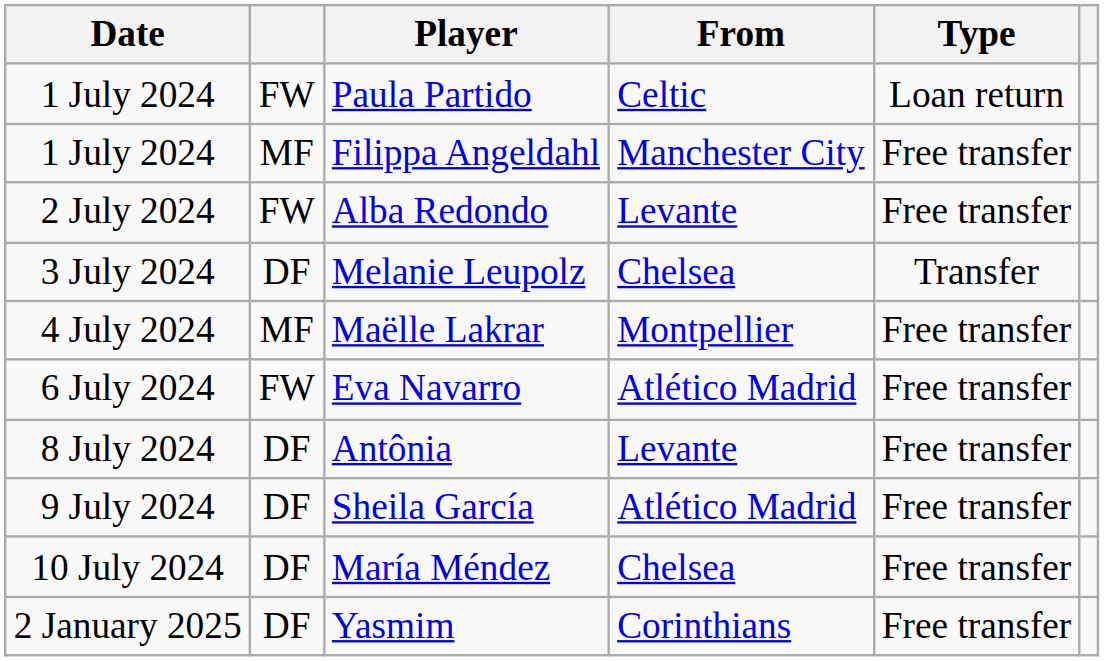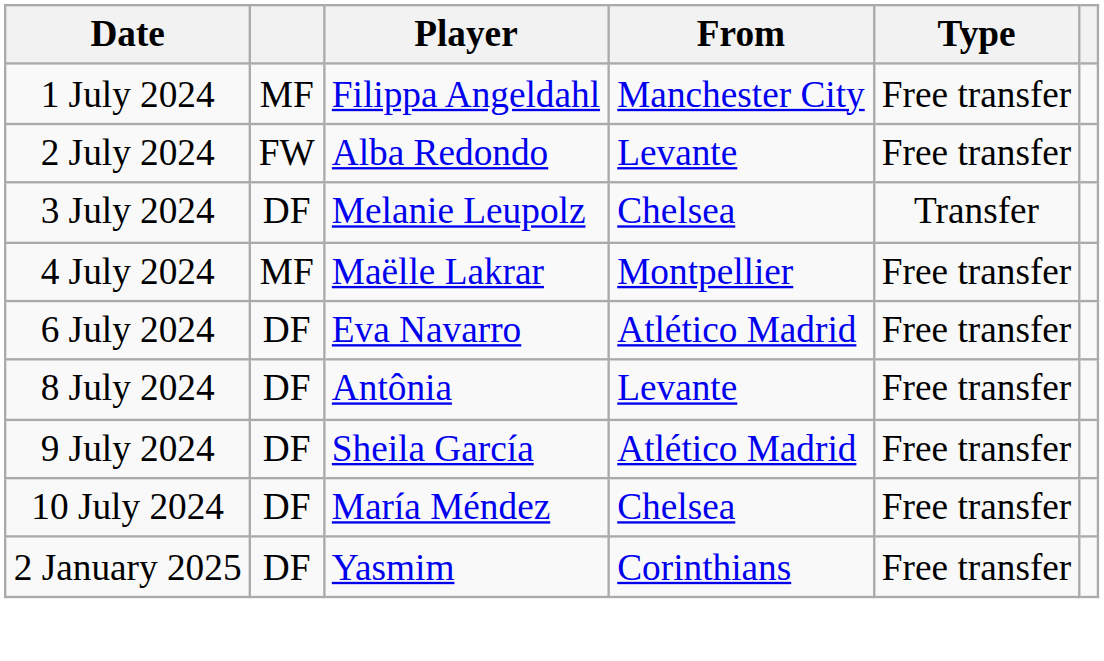- row: (432, 93)
(287, 388) FW -> (287, 329) DF
